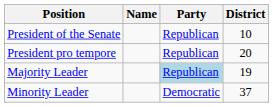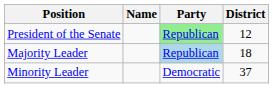(191, 33) no background -> (191, 33) lightgreen background
(246, 33) 10 -> (246, 33) 12
- row: (62, 53)
(246, 72) 19 -> (246, 53) 18
